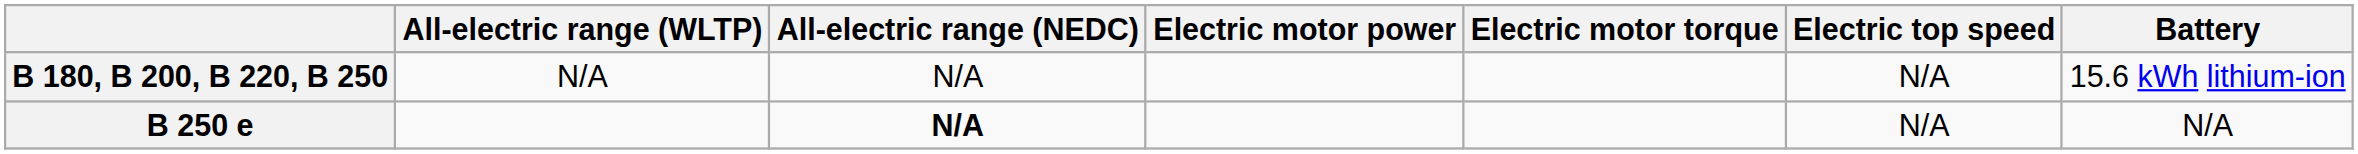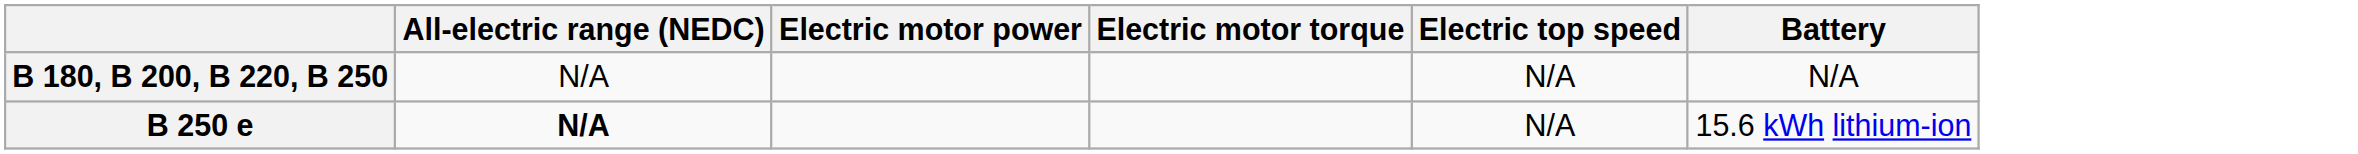- column: (582, 29)
(2208, 77) 15.6 kWh lithium-ion -> (1833, 77) N/A
(2208, 125) N/A -> (1833, 125) 15.6 kWh lithium-ion
